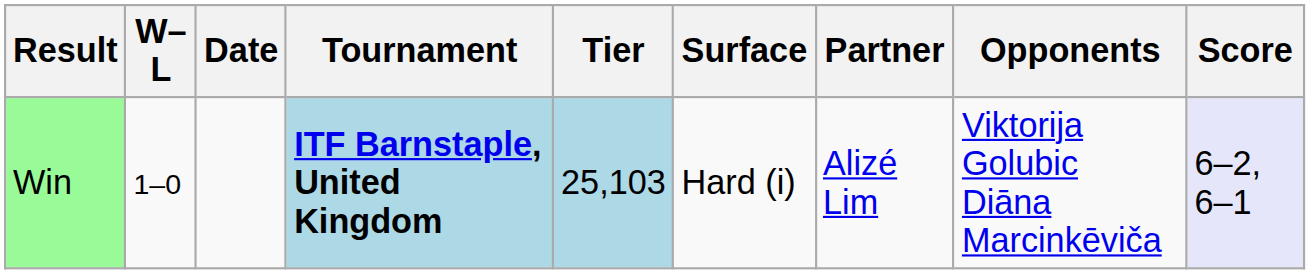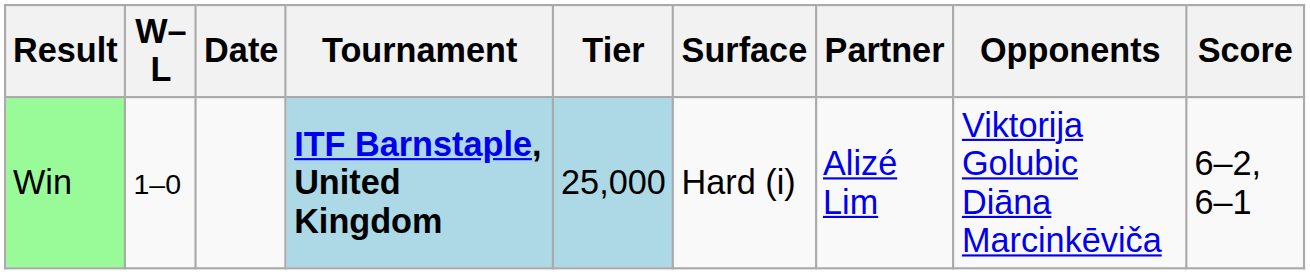(613, 182) 25,103 -> (613, 182) 25,000
(1228, 182) lavender background -> (1228, 182) no background
